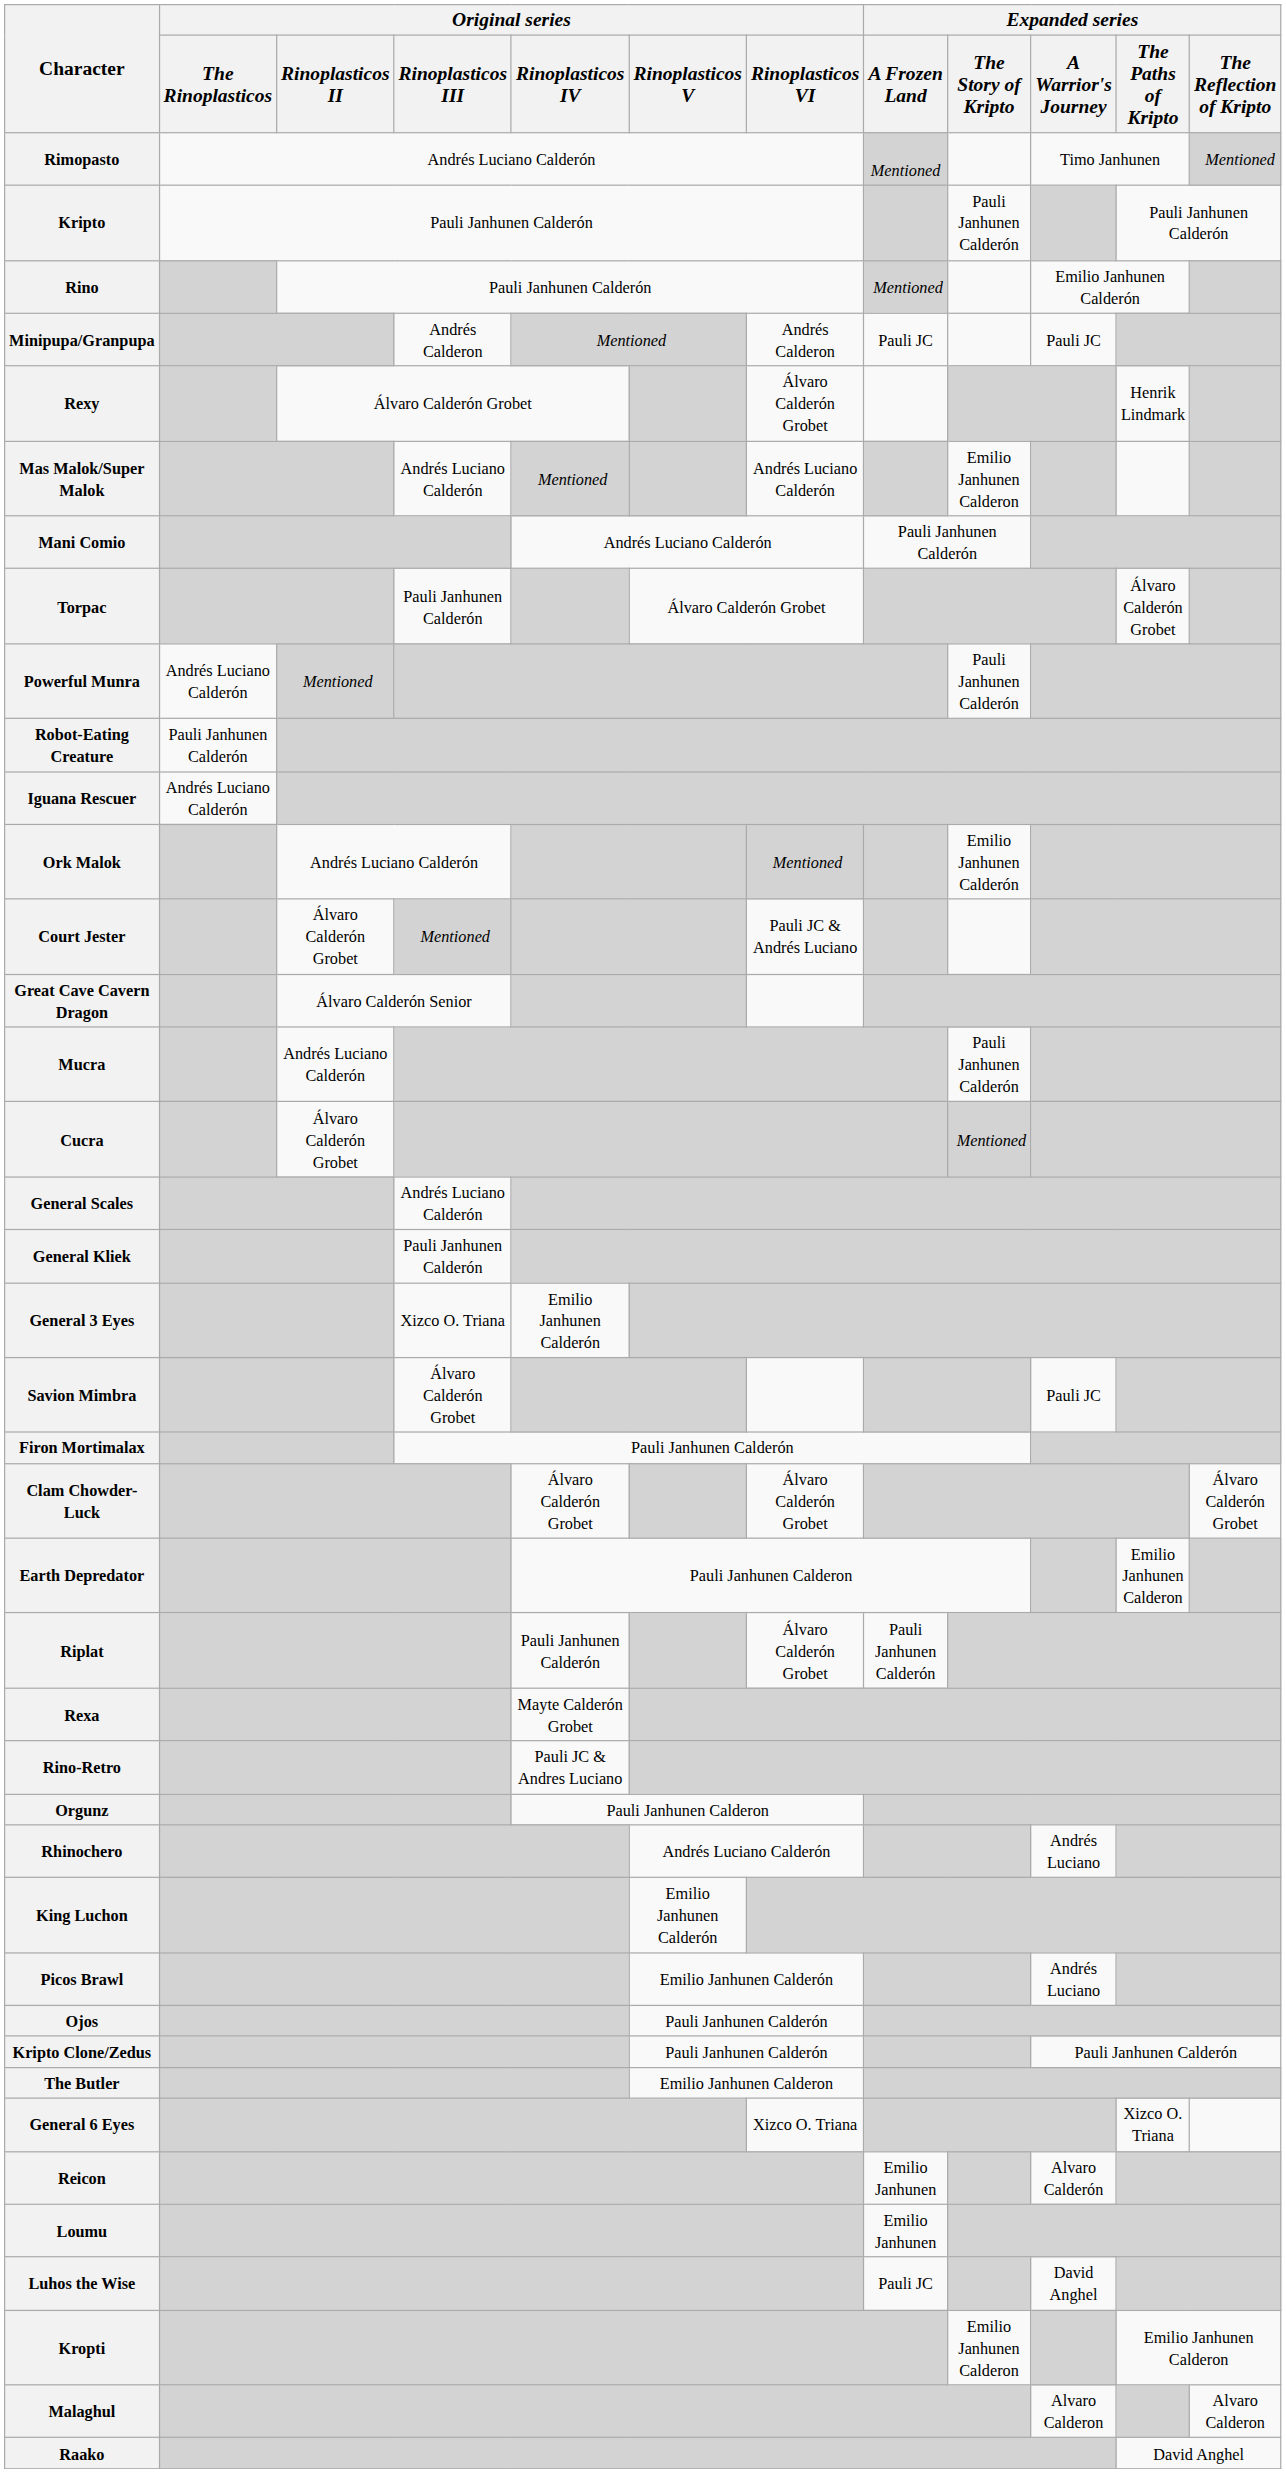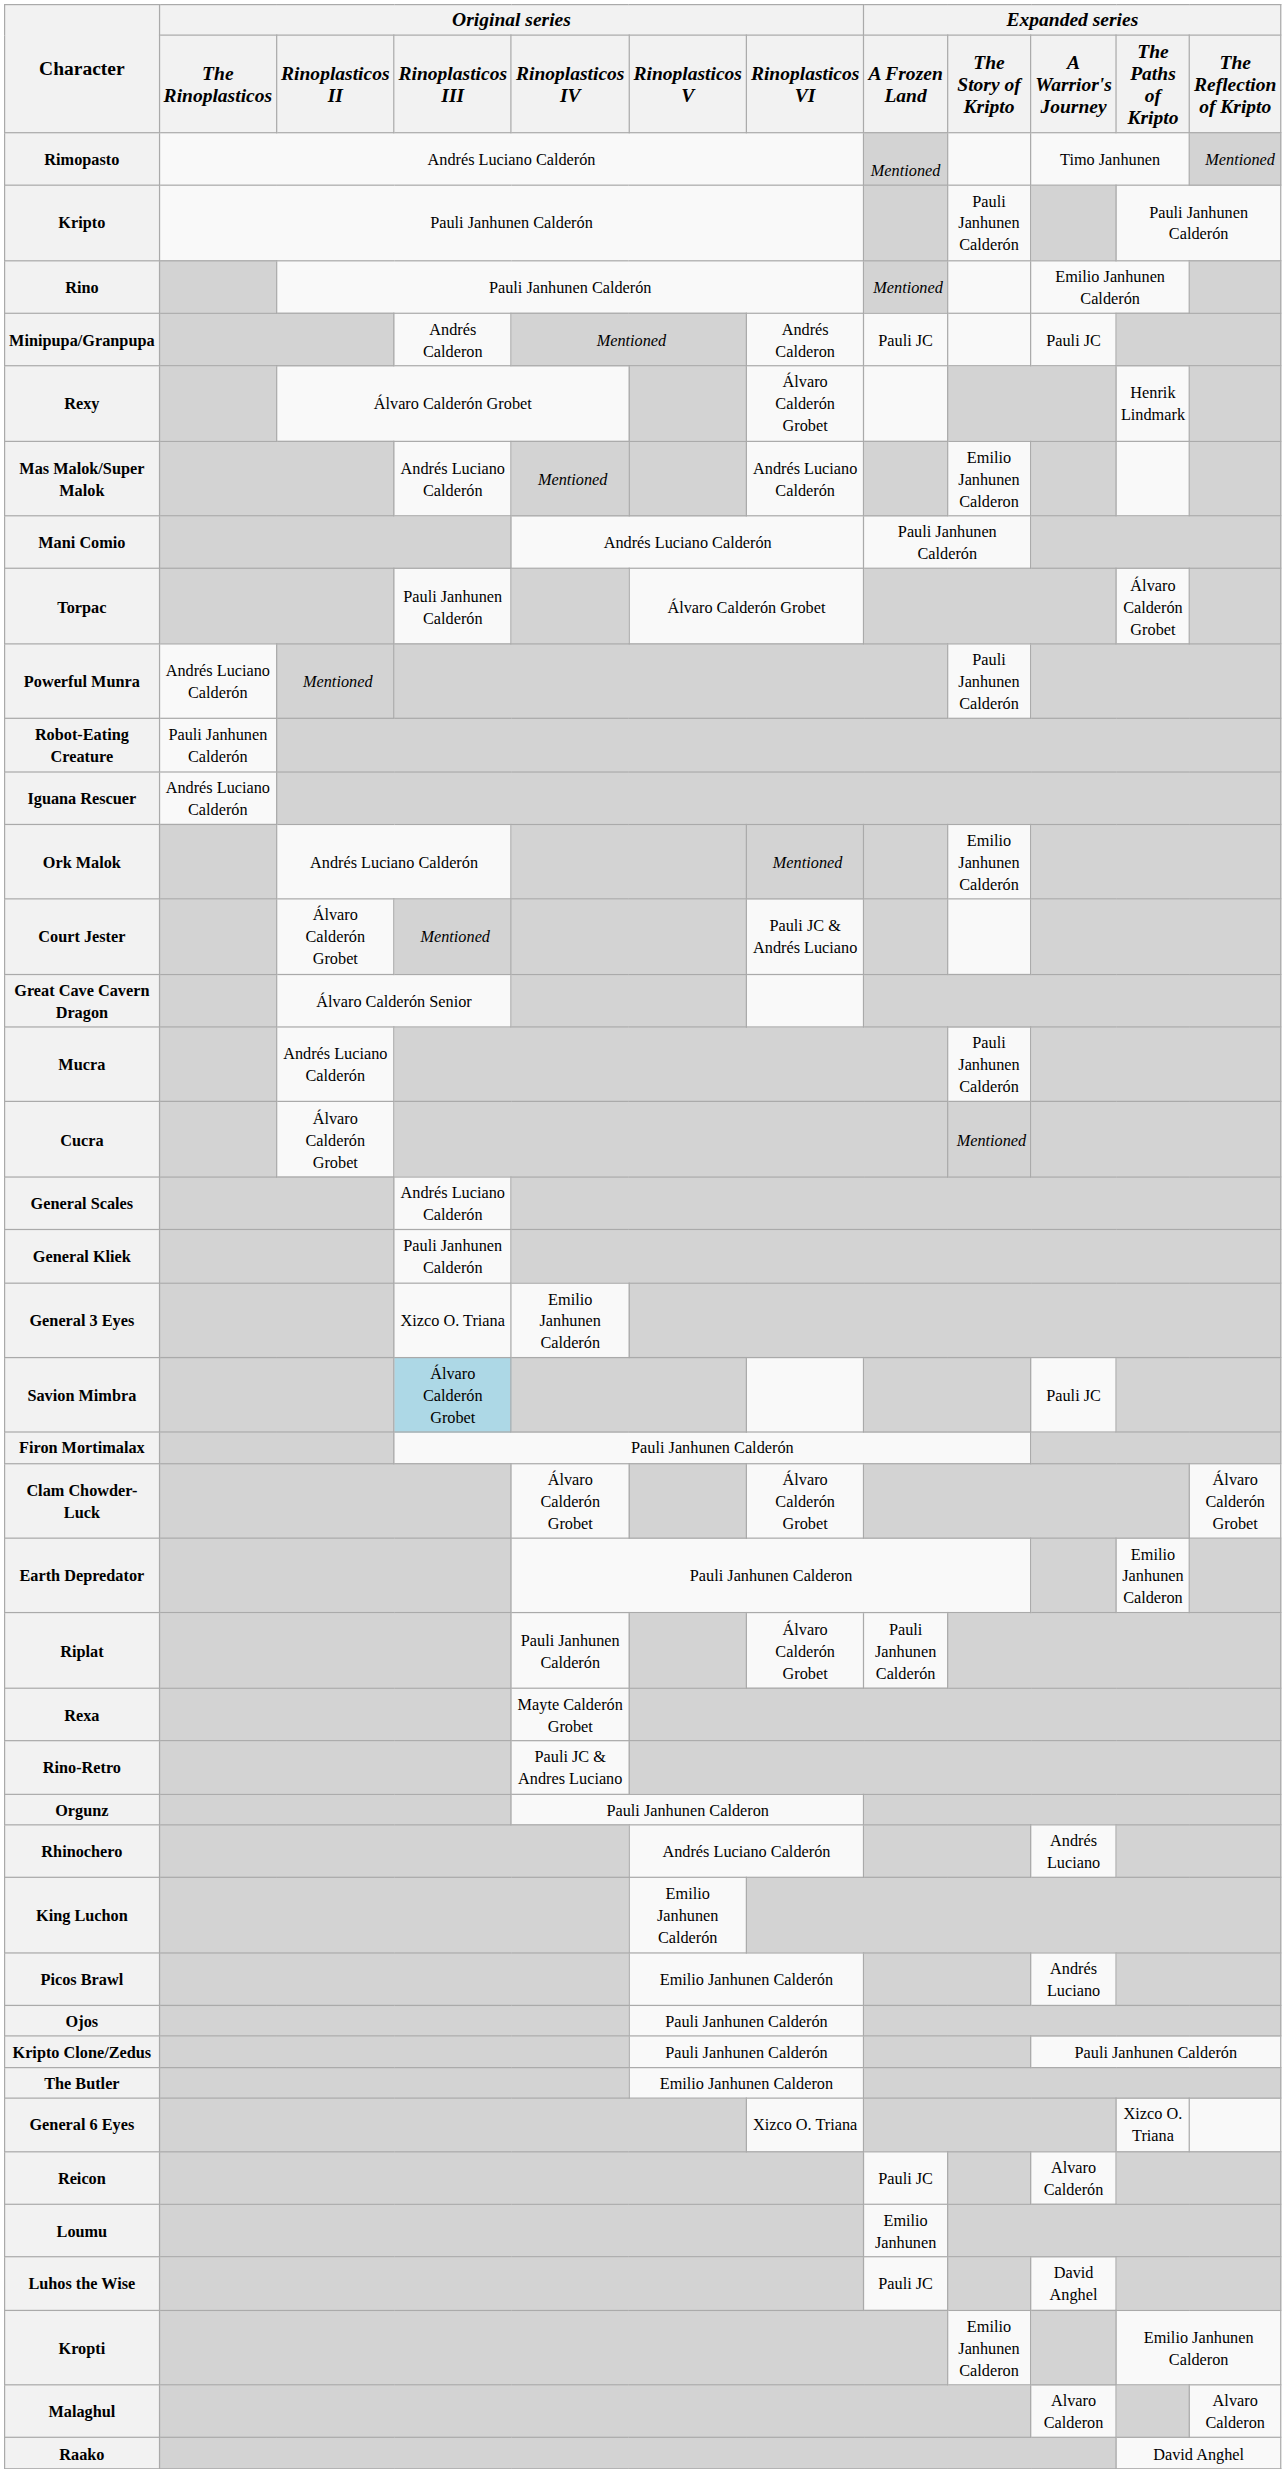(453, 1395) no background -> (453, 1395) lightblue background
(906, 2178) Emilio Janhunen -> (906, 2178) Pauli JC
